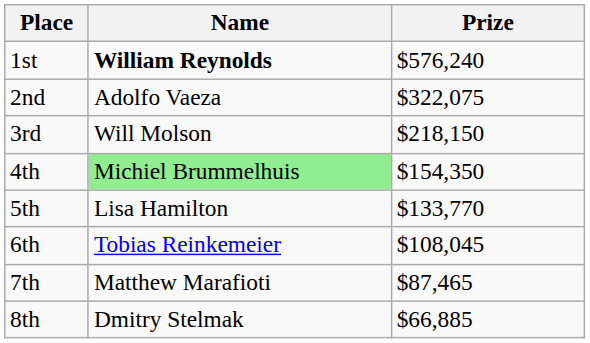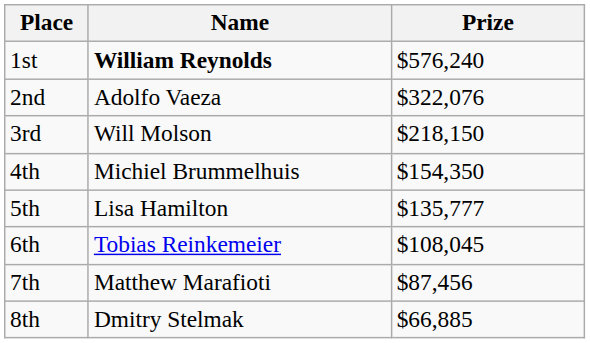(440, 97) $322,075 -> (440, 97) $322,076
(197, 171) lightgreen background -> (197, 171) no background
(440, 208) $133,770 -> (440, 208) $135,777
(435, 282) $87,465 -> (435, 282) $87,456
